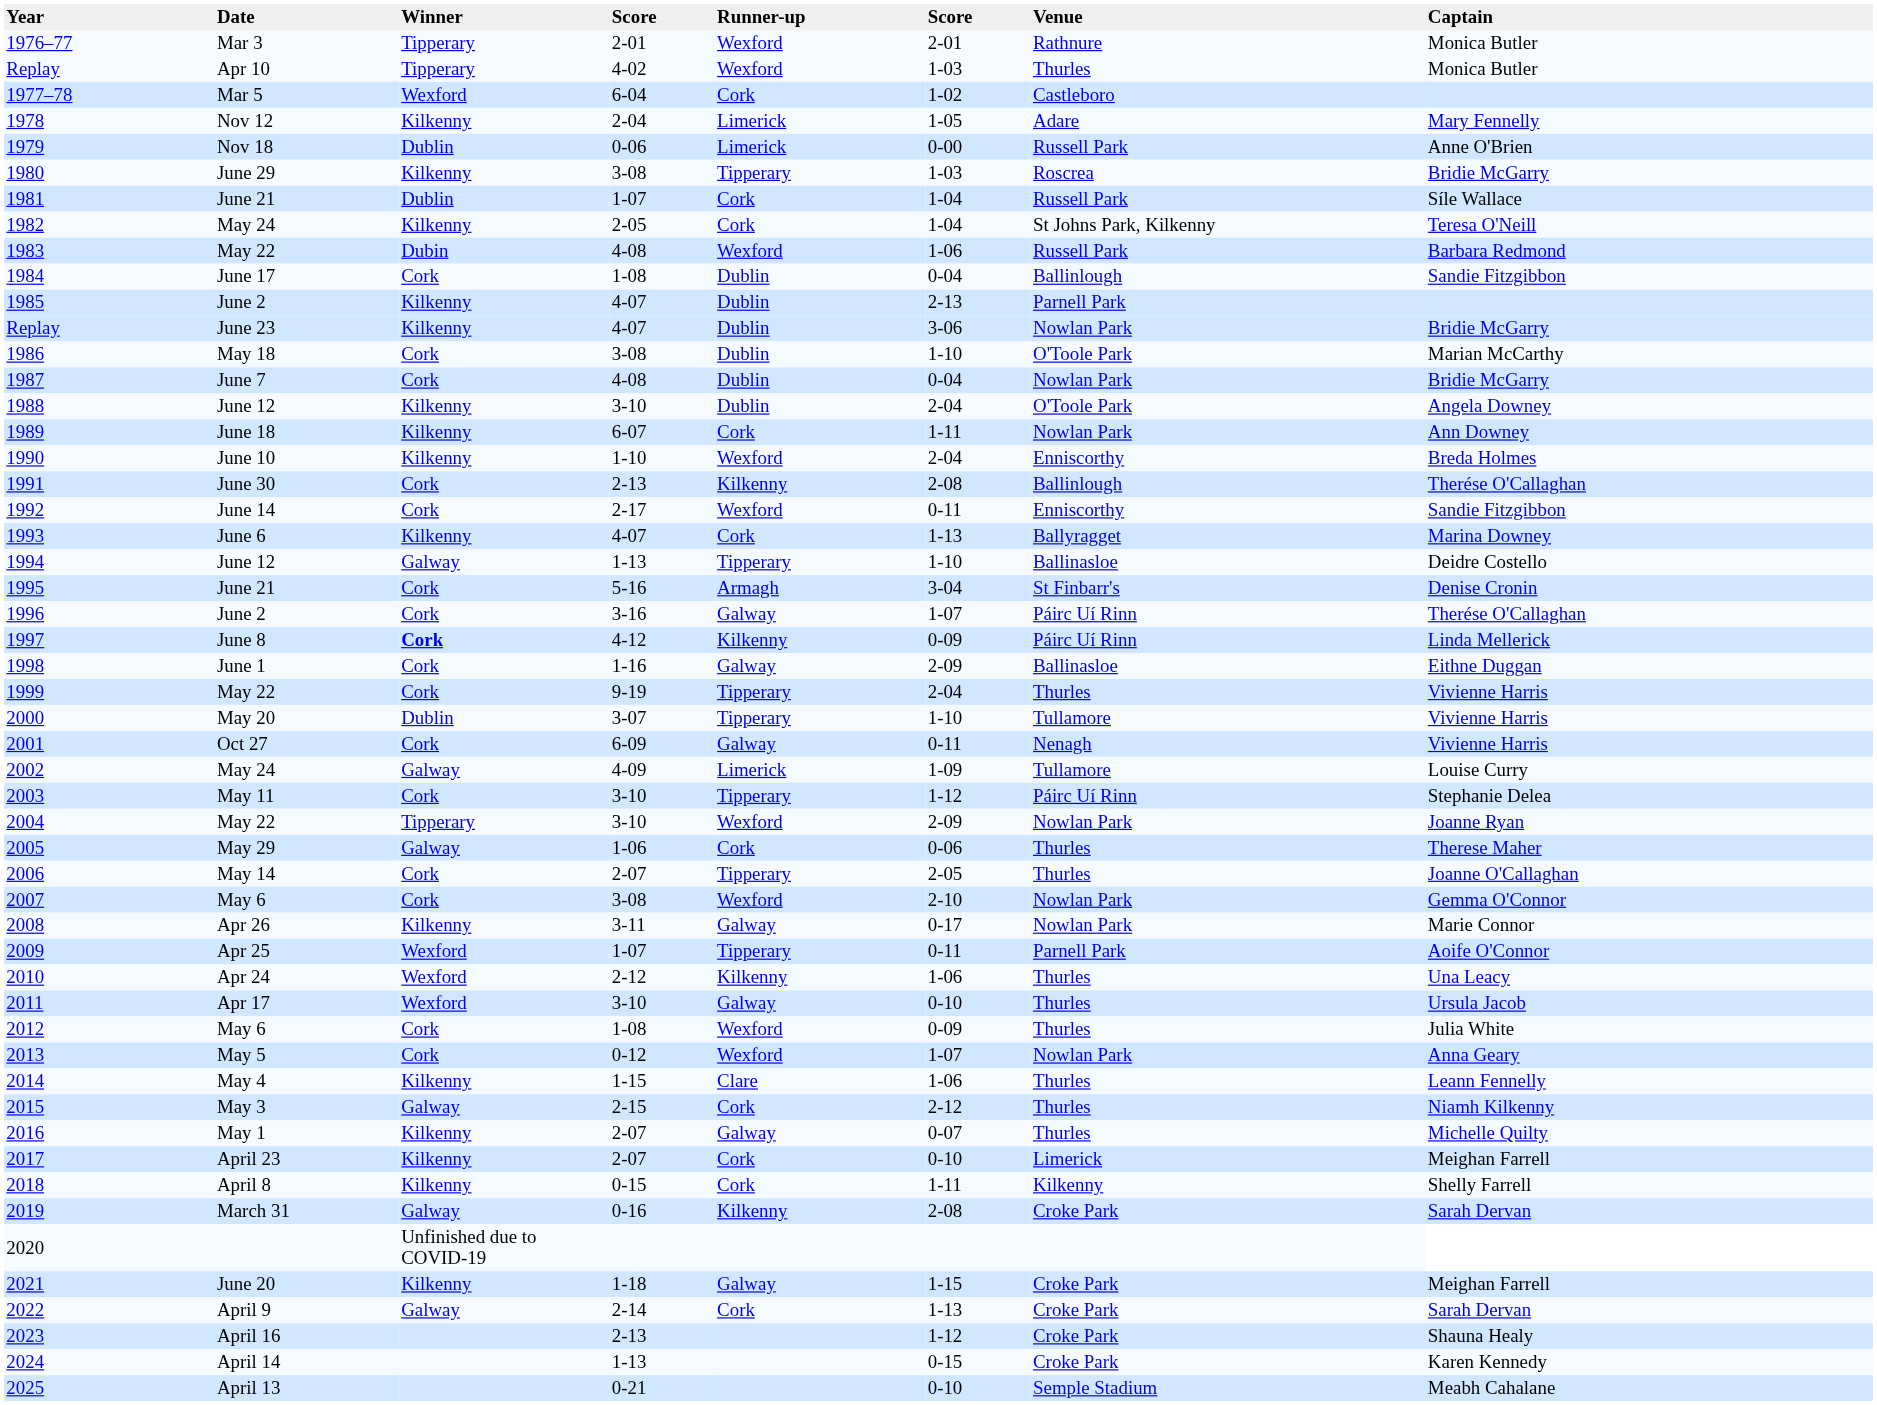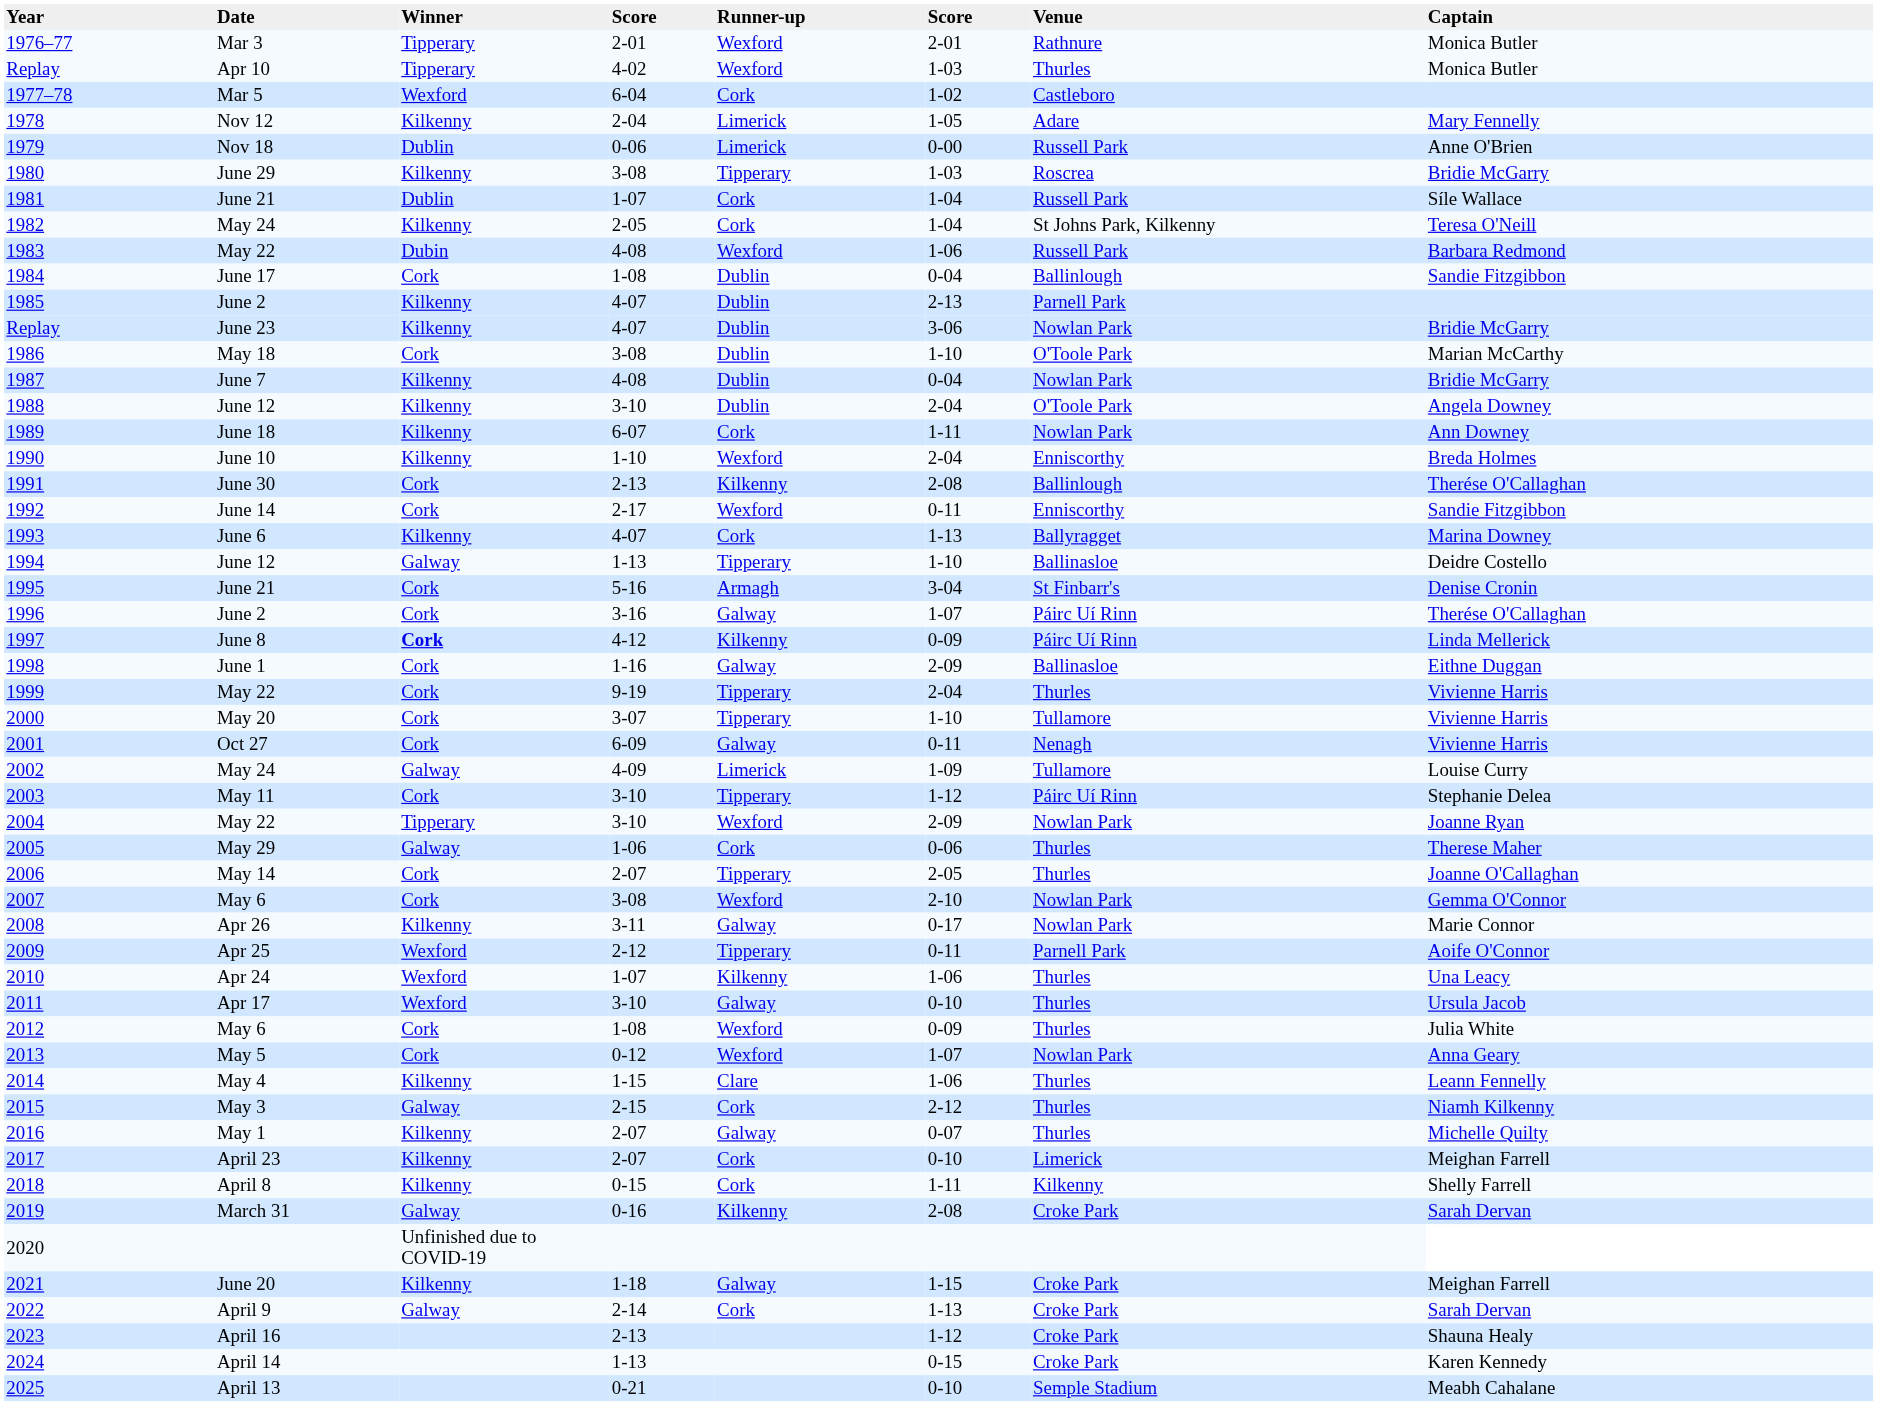(420, 380) Cork -> (436, 380) Kilkenny
(427, 717) Dublin -> (420, 717) Cork
(629, 951) 1-07 -> (629, 951) 2-12
(629, 977) 2-12 -> (629, 977) 1-07
